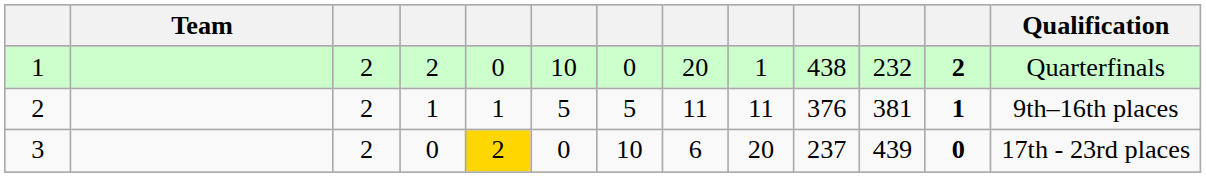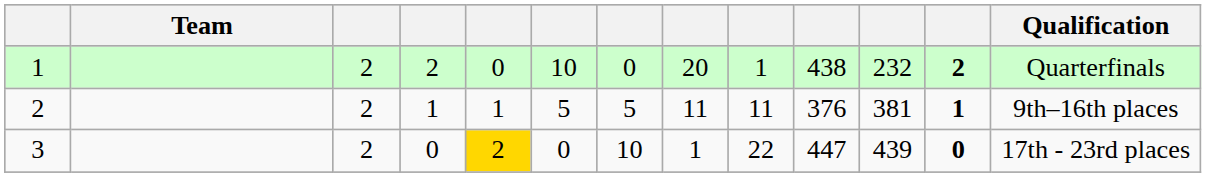(695, 150) 6 -> (695, 150) 1
(761, 150) 20 -> (761, 150) 22
(827, 150) 237 -> (827, 150) 447
